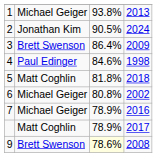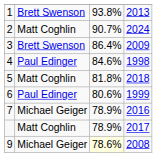(52, 12) Michael Geiger -> (51, 12) Brett Swenson
(49, 29) Jonathan Kim -> (46, 29) Matt Coghlin
(107, 29) 90.5% -> (107, 29) 90.7%
(52, 95) Michael Geiger -> (47, 95) Paul Edinger
(107, 95) 80.8% -> (107, 95) 80.6%
(138, 95) 2002 -> (138, 95) 1999
(51, 144) Brett Swenson -> (52, 144) Michael Geiger
